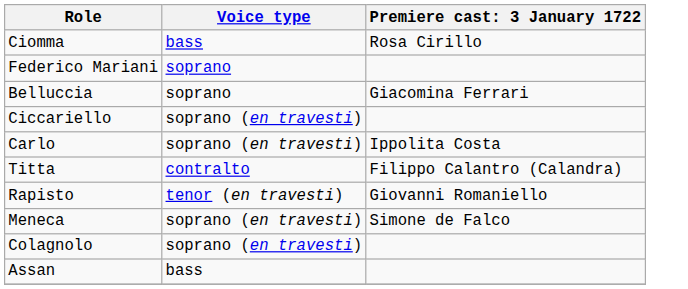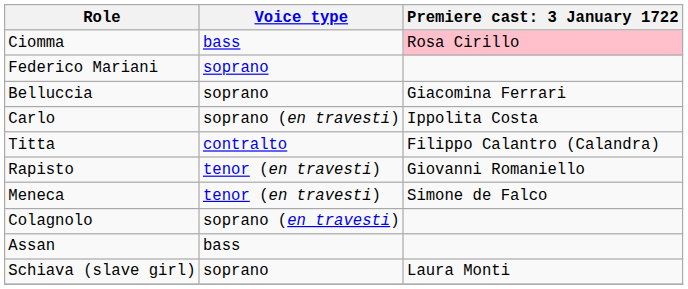(426, 43) no background -> (463, 43) pink background
- row: (60, 119)
(264, 221) soprano (en travesti) -> (292, 195) tenor (en travesti)
+ row: (102, 272)
